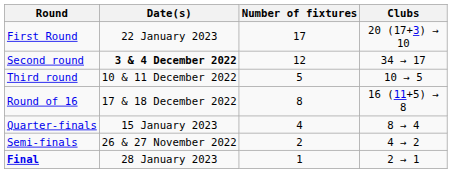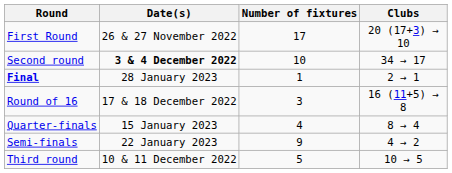(169, 37) 22 January 2023 -> (169, 37) 26 & 27 November 2022
(299, 60) 12 -> (299, 60) 10
rows swapped: (42, 78) <-> (23, 159)
(300, 101) 8 -> (300, 101) 3
(169, 142) 26 & 27 November 2022 -> (169, 142) 22 January 2023
(300, 142) 2 -> (300, 142) 9
